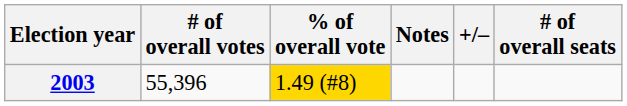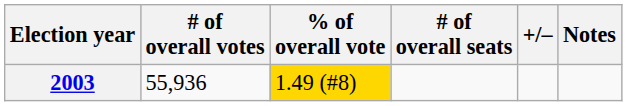columns swapped: (558, 34) <-> (422, 34)
(176, 82) 55,396 -> (176, 82) 55,936
